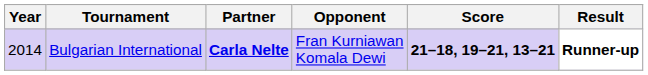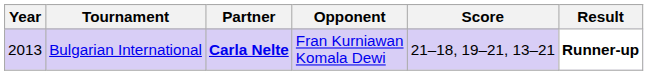(25, 50) 2014 -> (25, 50) 2013
(483, 50) bold -> (483, 50) normal
